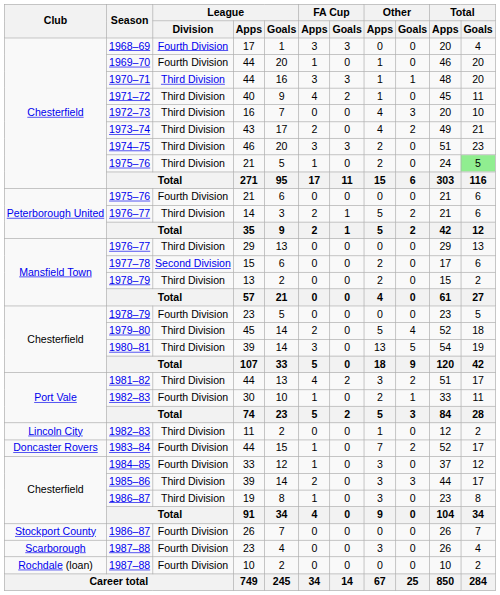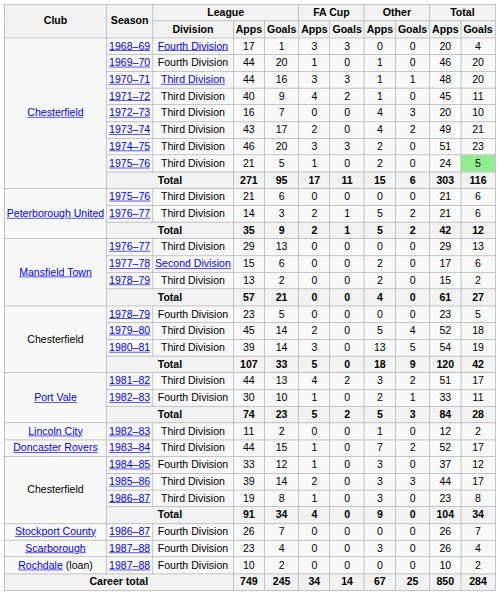(193, 197) Fourth Division -> (193, 197) Third Division
(193, 448) Fourth Division -> (193, 448) Third Division
